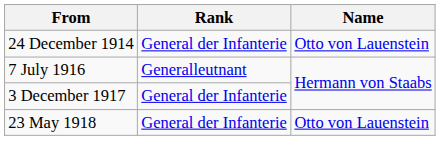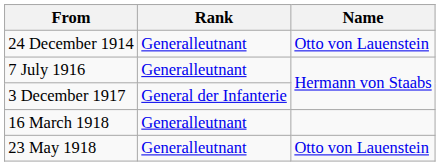(214, 43) General der Infanterie -> (194, 43) Generalleutnant
+ row: (59, 122)
(214, 122) General der Infanterie -> (194, 148) Generalleutnant
